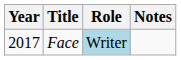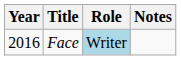(24, 42) 2017 -> (24, 42) 2016
